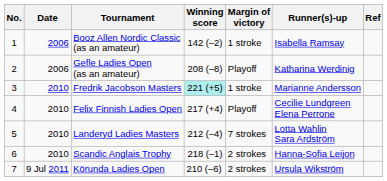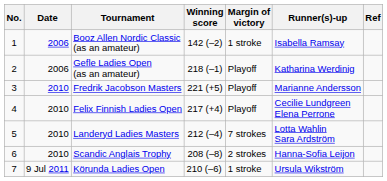(205, 68) 208 (–8) -> (205, 68) 218 (–1)
(205, 88) paleturquoise background -> (205, 88) no background
(245, 88) 1 stroke -> (242, 88) Playoff
(205, 154) 218 (–1) -> (205, 154) 208 (–8)
(247, 169) 2 strokes -> (245, 169) 1 stroke
